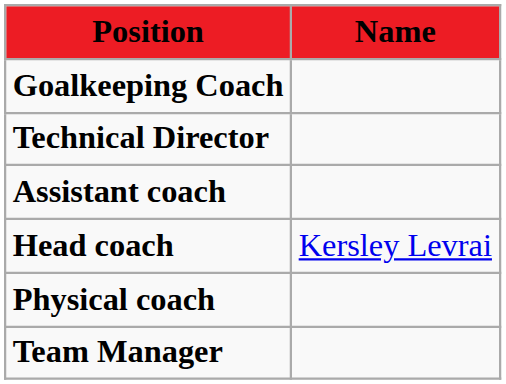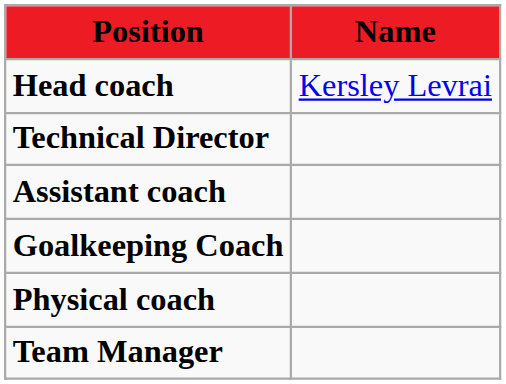rows swapped: (93, 245) <-> (148, 85)
